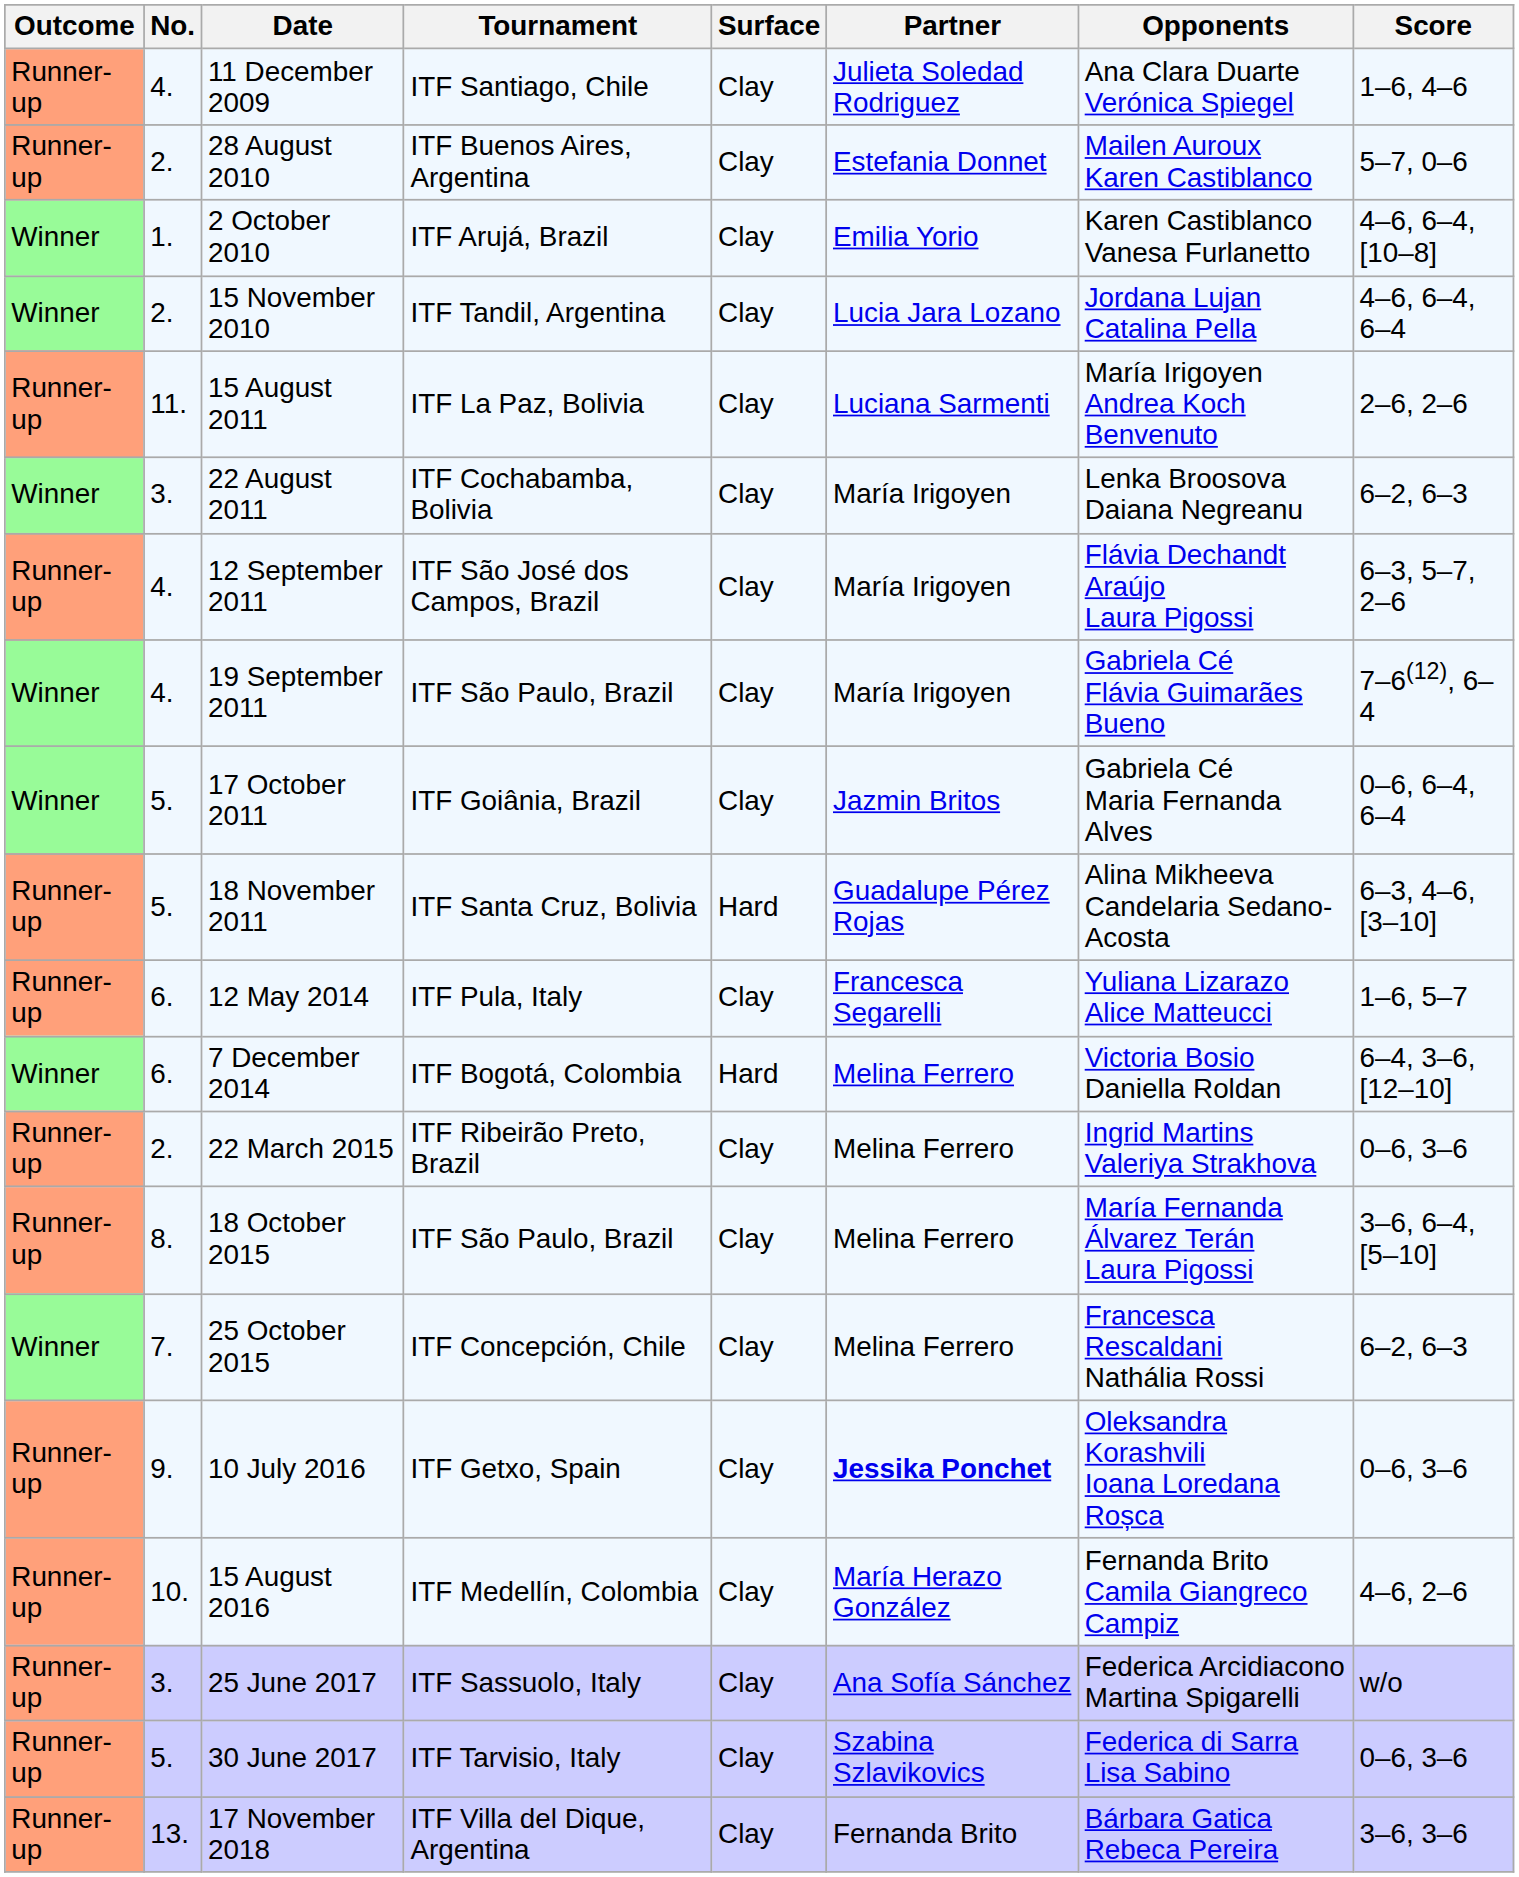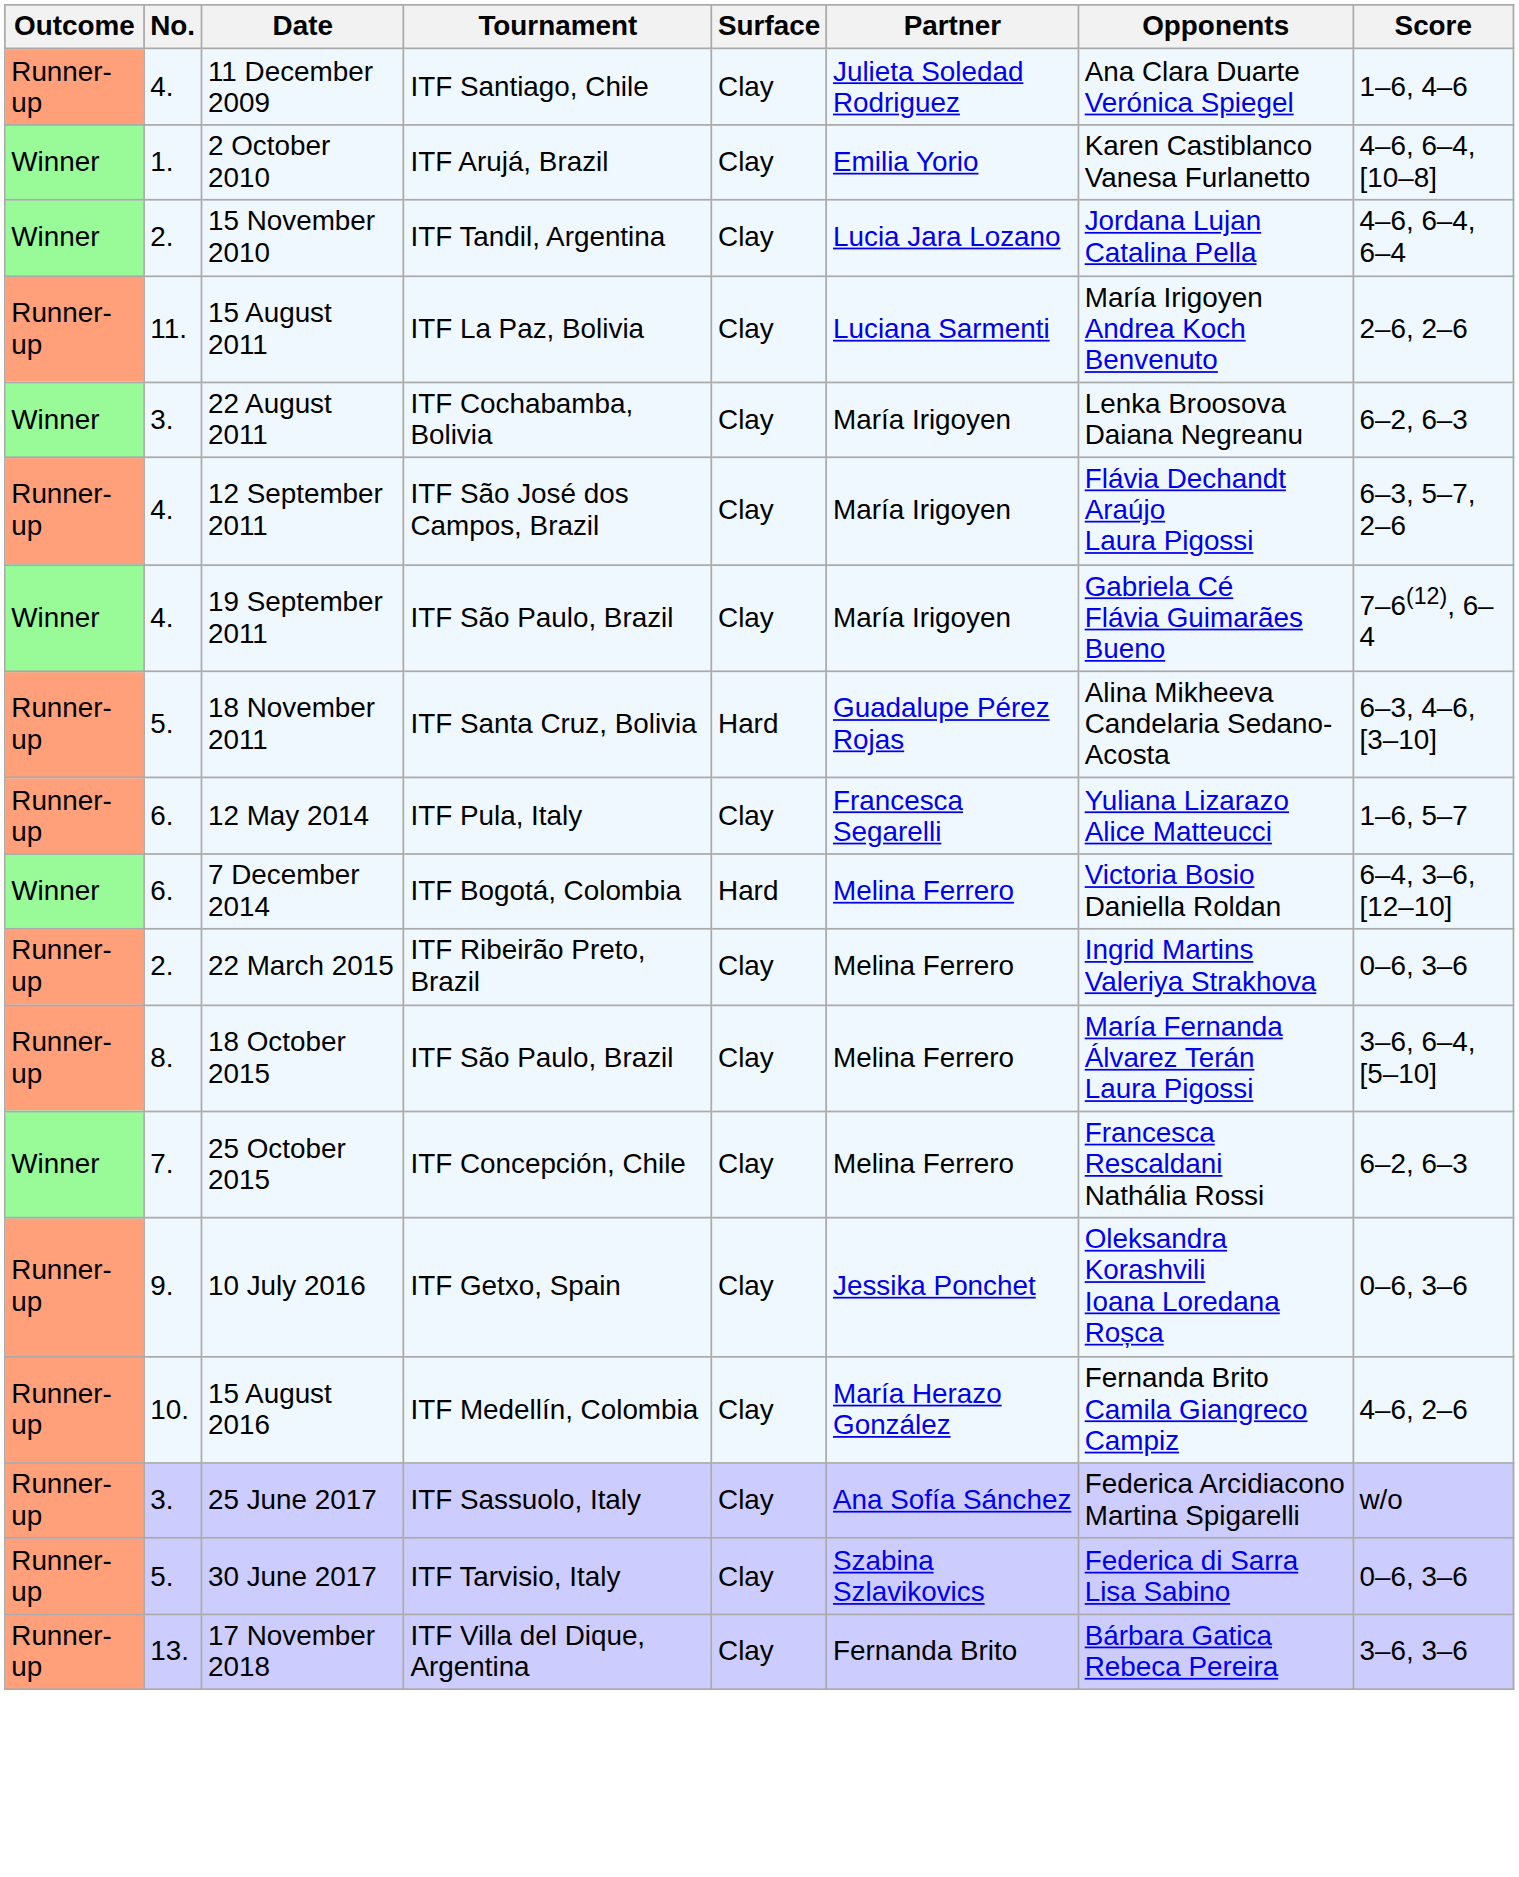- row: (270, 161)
- row: (277, 799)
(942, 1469) bold -> (934, 1286) normal
